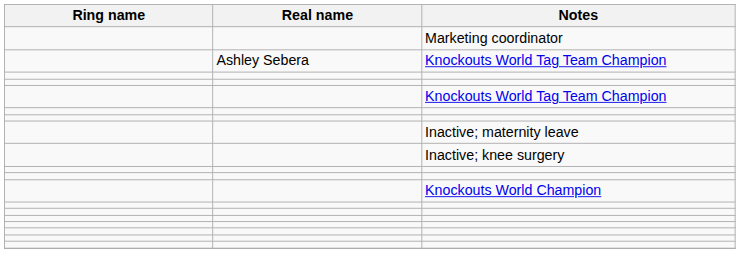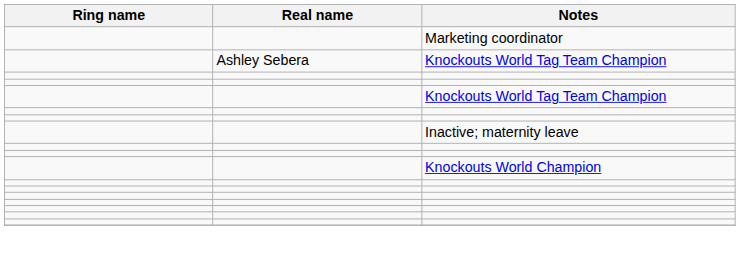- row: (317, 155)
